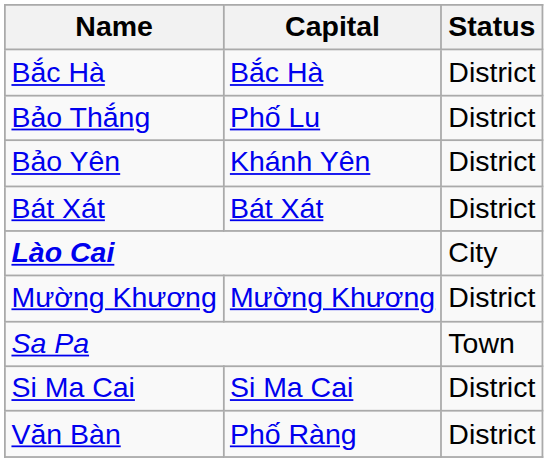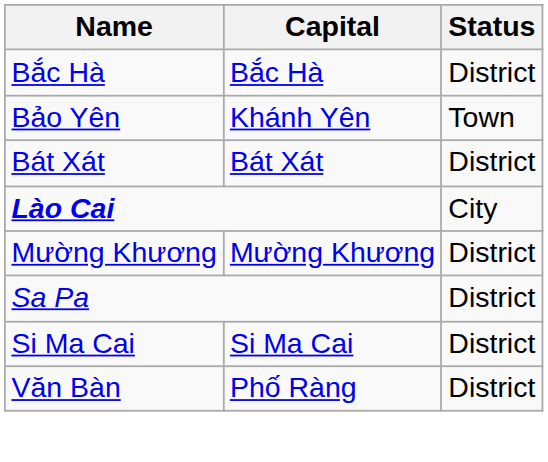- row: (81, 117)
(492, 162) District -> (482, 117) Town
(482, 343) Town -> (492, 298) District
